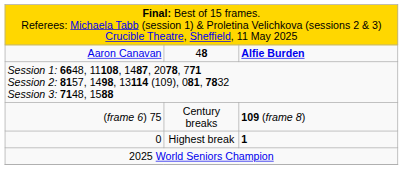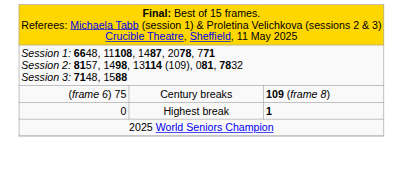- row: (125, 54)
